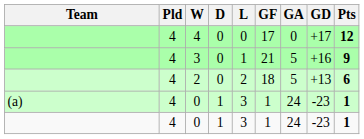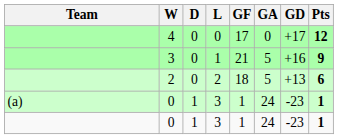- column: (172, 15)
